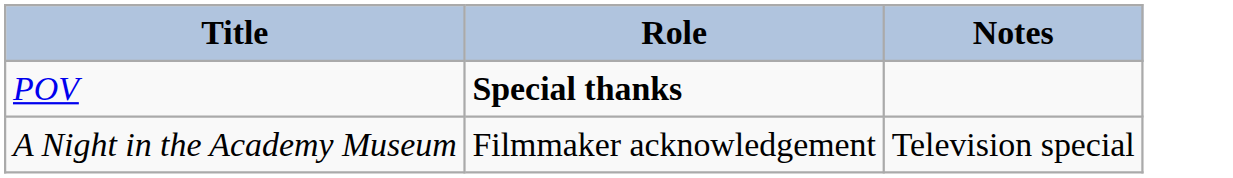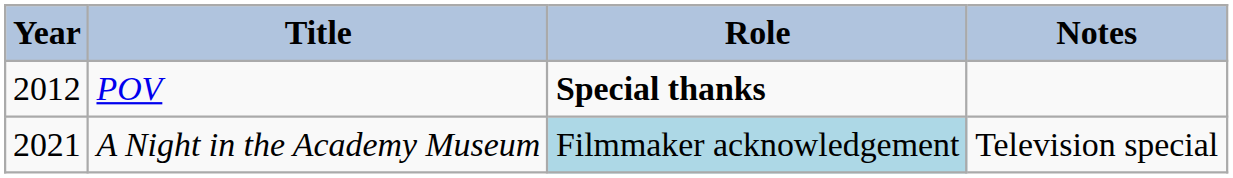+ column: (47, 32)
(674, 144) no background -> (758, 144) lightblue background
